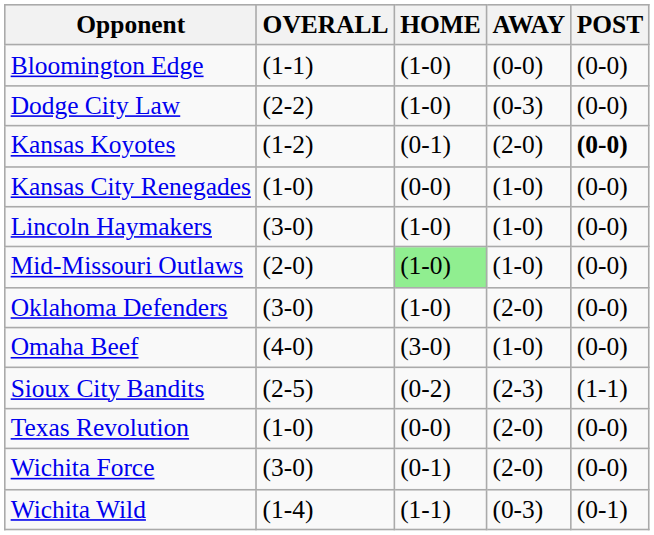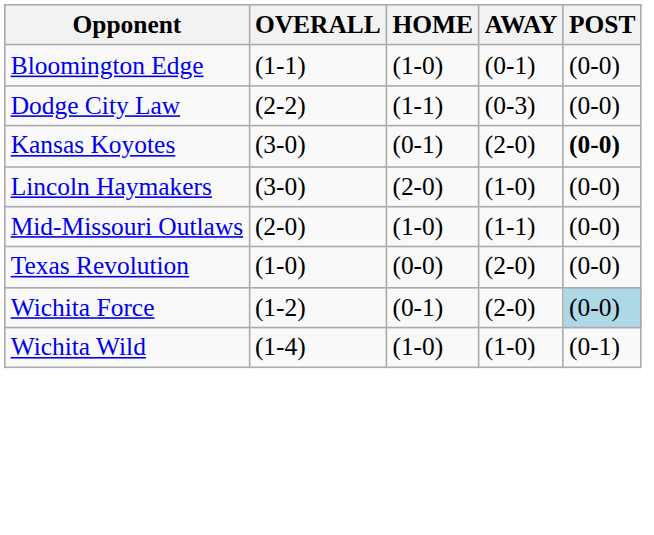(518, 65) (0-0) -> (510, 65) (0-1)
(426, 105) (1-0) -> (418, 105) (1-1)
(288, 145) (1-2) -> (280, 145) (3-0)
- row: (131, 186)
(426, 226) (1-0) -> (418, 186) (2-0)
(426, 266) lightgreen background -> (418, 226) no background
(518, 266) (1-0) -> (510, 226) (1-1)
- row: (119, 307)
- row: (75, 347)
- row: (107, 387)
(288, 468) (3-0) -> (280, 307) (1-2)
(602, 468) no background -> (594, 307) lightblue background
(426, 508) (1-1) -> (418, 347) (1-0)
(518, 508) (0-3) -> (510, 347) (1-0)
